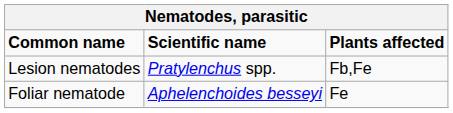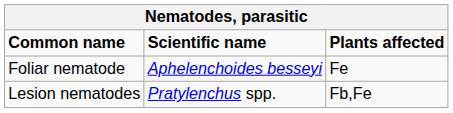rows swapped: (67, 94) <-> (74, 68)
